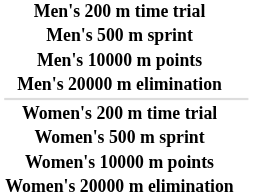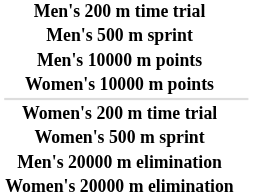rows swapped: (120, 84) <-> (120, 162)
